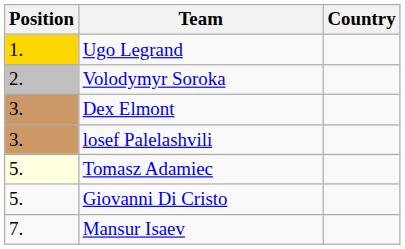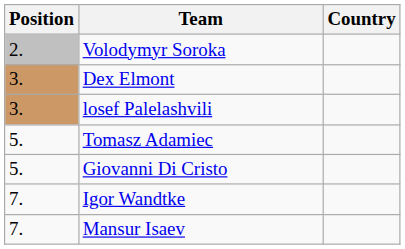- row: (133, 49)
(16, 169) lightyellow background -> (16, 139) no background
+ row: (134, 199)
